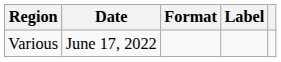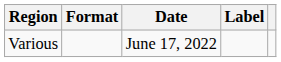columns swapped: (111, 17) <-> (191, 17)
